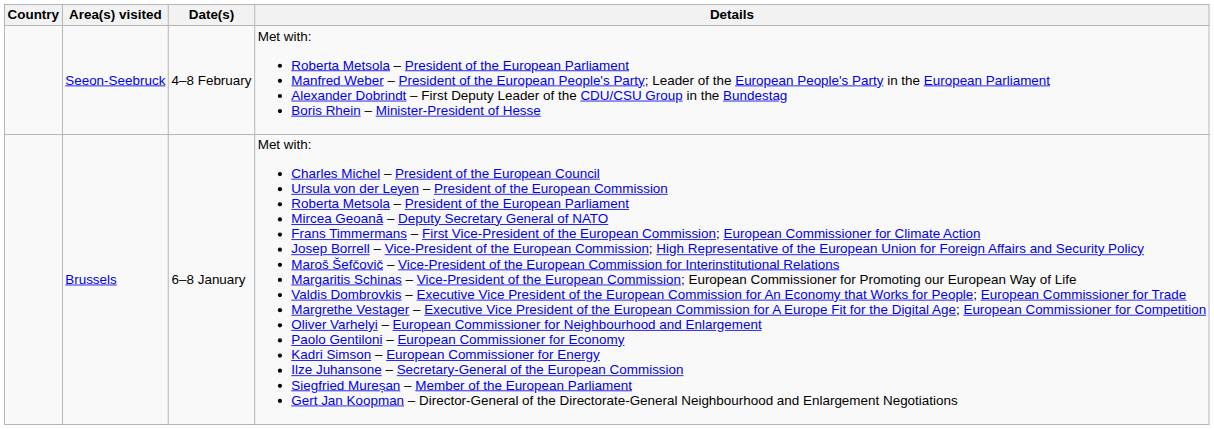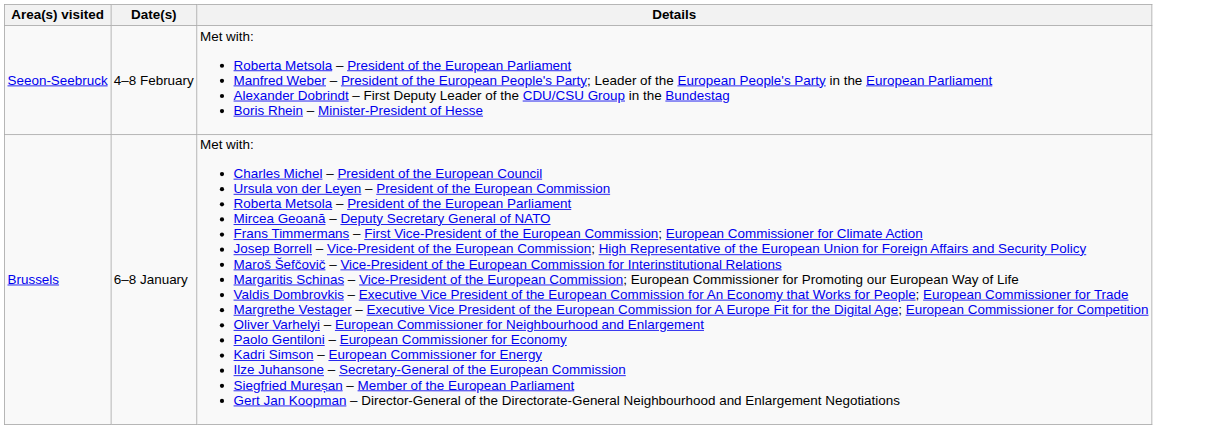- column: (33, 15)
